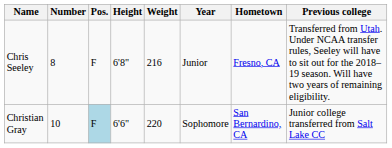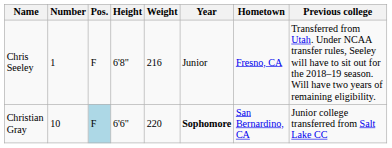(53, 62) 8 -> (53, 62) 1
(205, 123) normal -> (207, 123) bold
